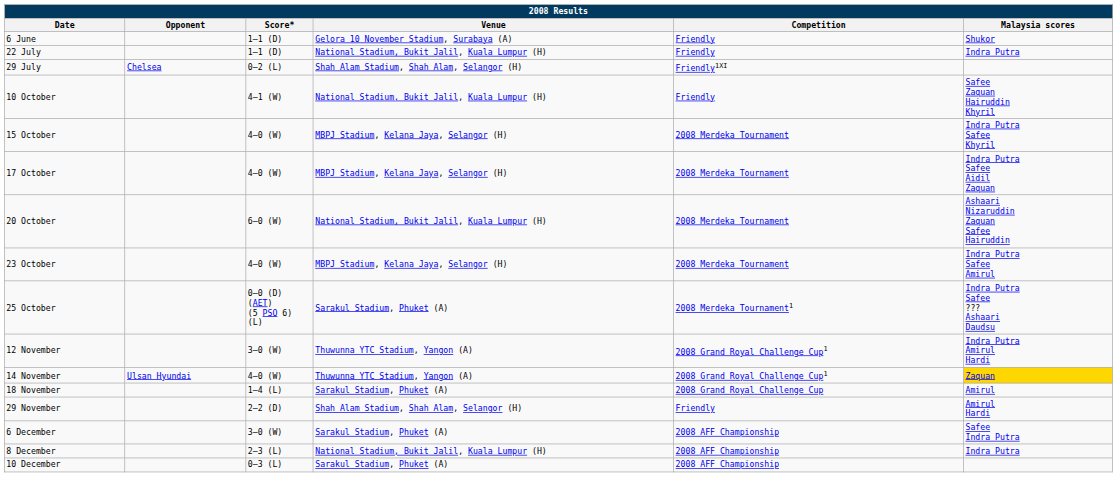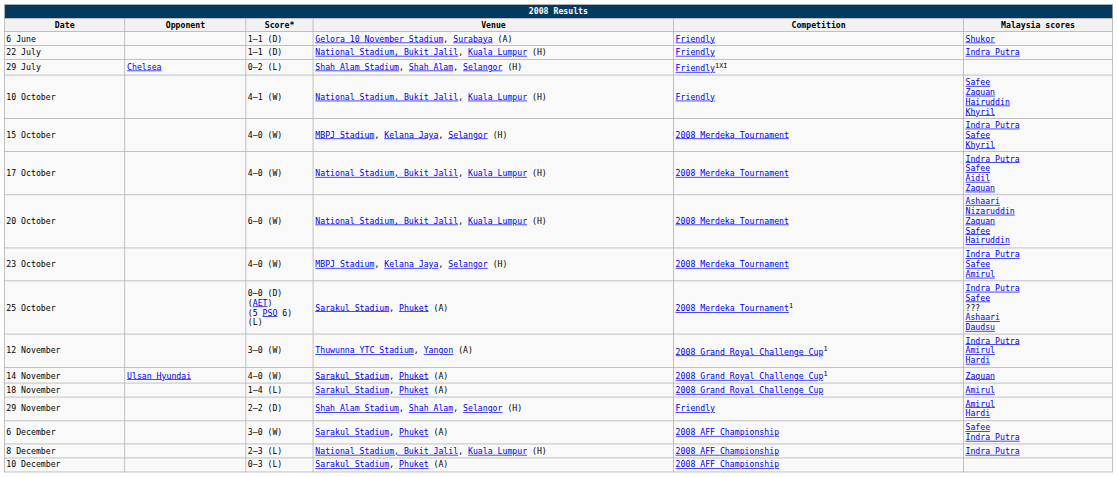(411, 173) MBPJ Stadium, Kelana Jaya, Selangor (H) -> (431, 173) National Stadium, Bukit Jalil, Kuala Lumpur (H)
(394, 375) Thuwunna YTC Stadium, Yangon (A) -> (382, 375) Sarakul Stadium, Phuket (A)
(980, 375) gold background -> (980, 375) no background
